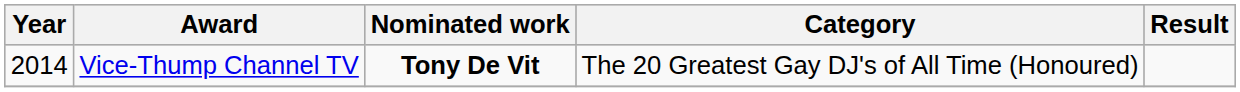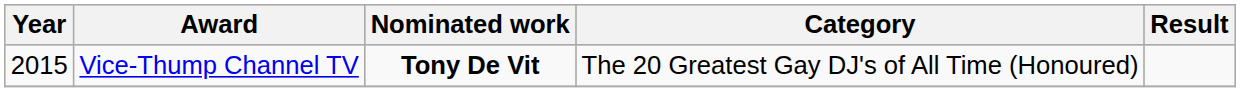(39, 65) 2014 -> (39, 65) 2015
